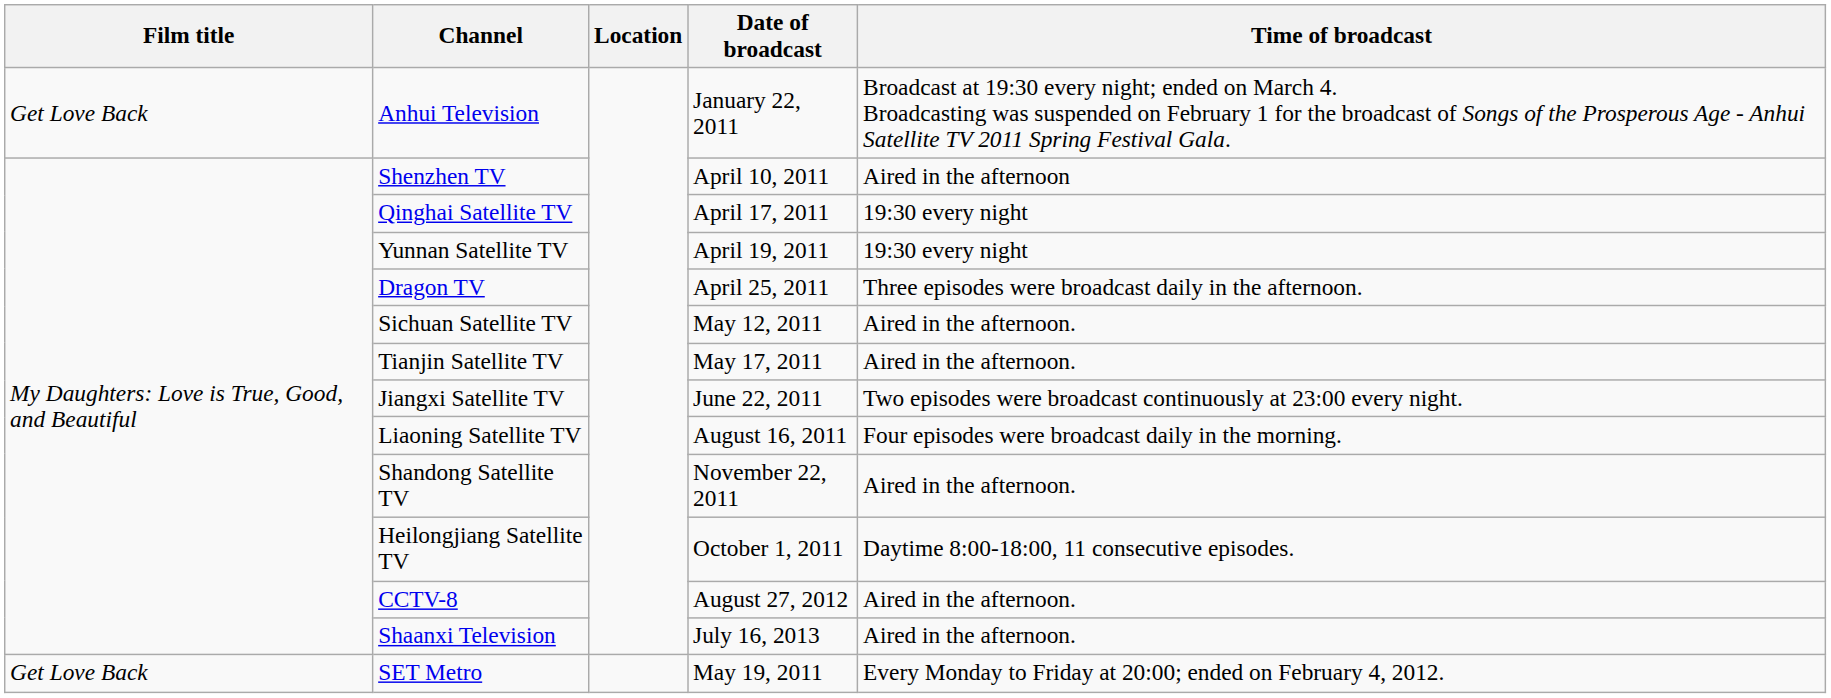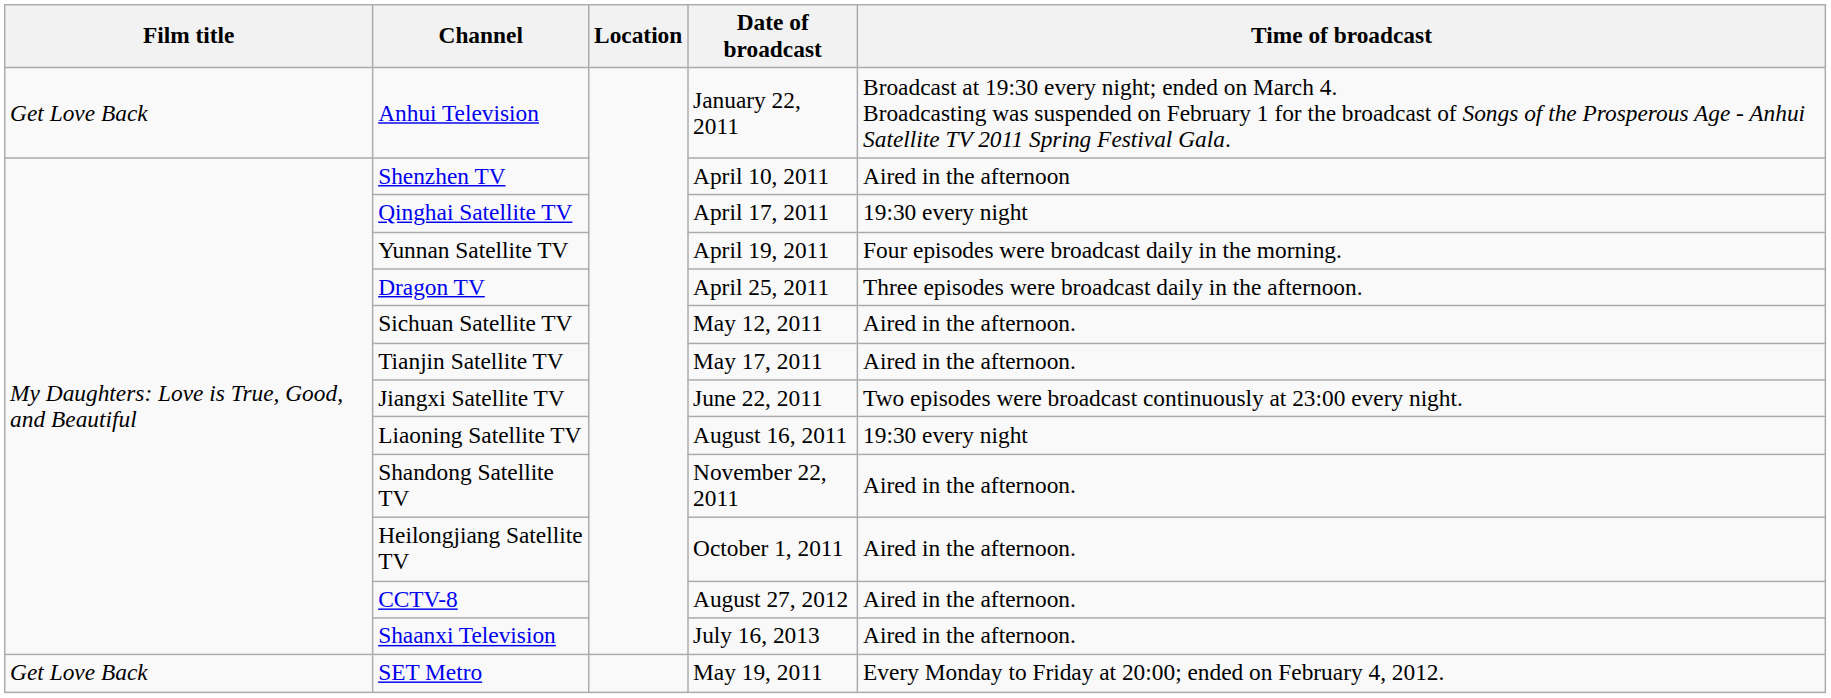(945, 250) 19:30 every night -> (1102, 250) Four episodes were broadcast daily in the morning.
(1102, 435) Four episodes were broadcast daily in the morning. -> (945, 435) 19:30 every night
(1079, 548) Daytime 8:00-18:00, 11 consecutive episodes. -> (969, 548) Aired in the afternoon.
